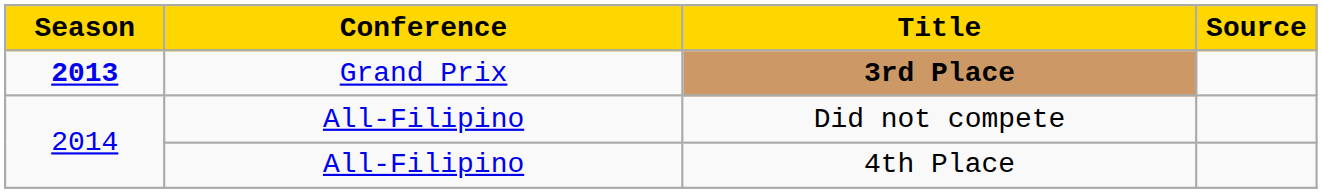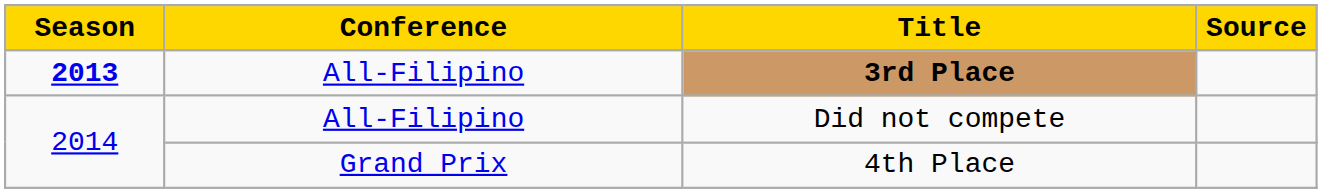(424, 73) Grand Prix -> (424, 73) All-Filipino
(424, 165) All-Filipino -> (424, 165) Grand Prix
